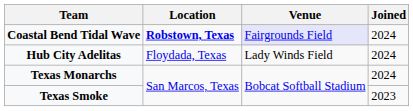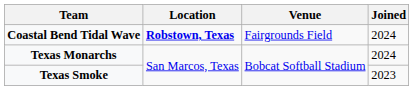(288, 35) lavender background -> (288, 35) no background
- row: (74, 55)
